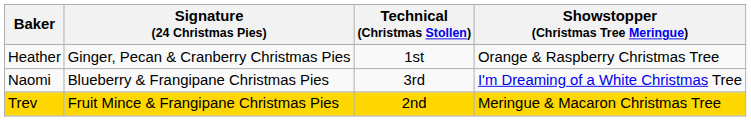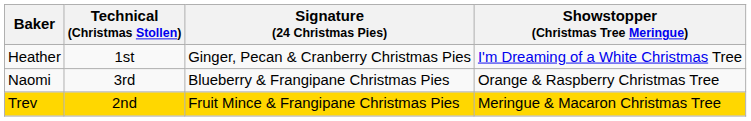columns swapped: (209, 24) <-> (414, 24)
(599, 56) Orange & Raspberry Christmas Tree -> (610, 56) I'm Dreaming of a White Christmas Tree
(610, 80) I'm Dreaming of a White Christmas Tree -> (599, 80) Orange & Raspberry Christmas Tree
